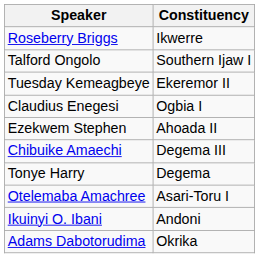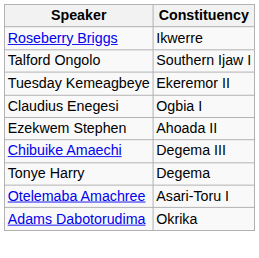- row: (55, 219)
